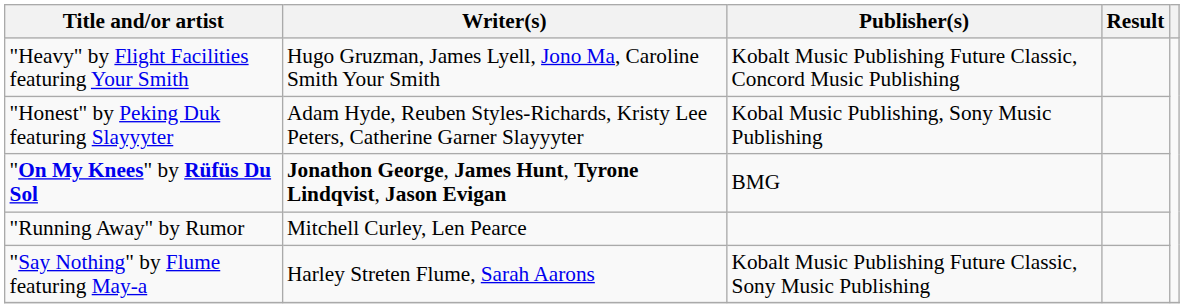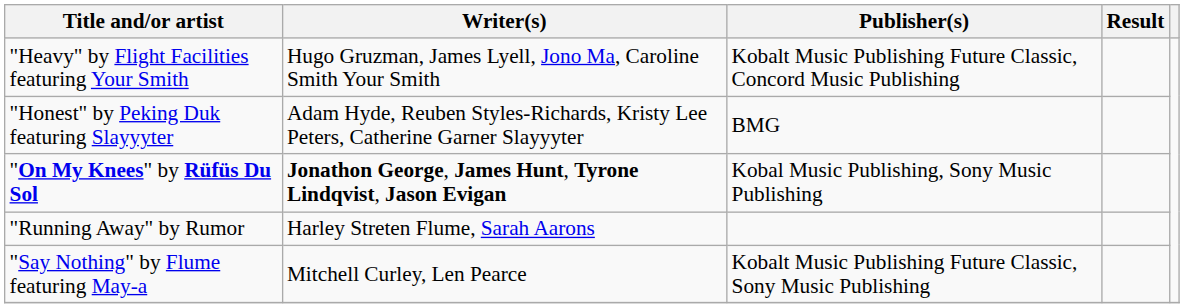(891, 124) Kobal Music Publishing, Sony Music Publishing -> (756, 124) BMG
(756, 182) BMG -> (891, 182) Kobal Music Publishing, Sony Music Publishing
(407, 228) Mitchell Curley, Len Pearce -> (441, 228) Harley Streten Flume, Sarah Aarons
(441, 273) Harley Streten Flume, Sarah Aarons -> (407, 273) Mitchell Curley, Len Pearce
